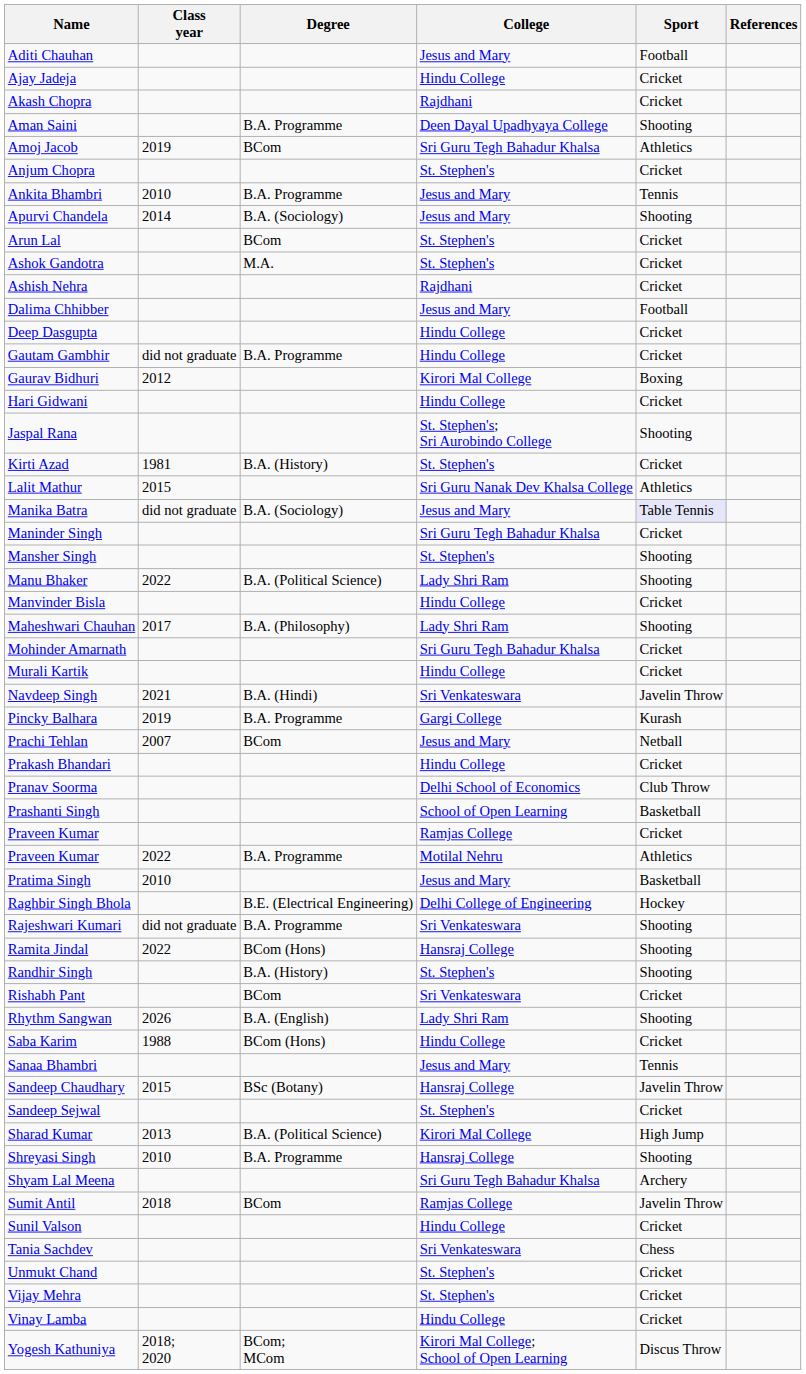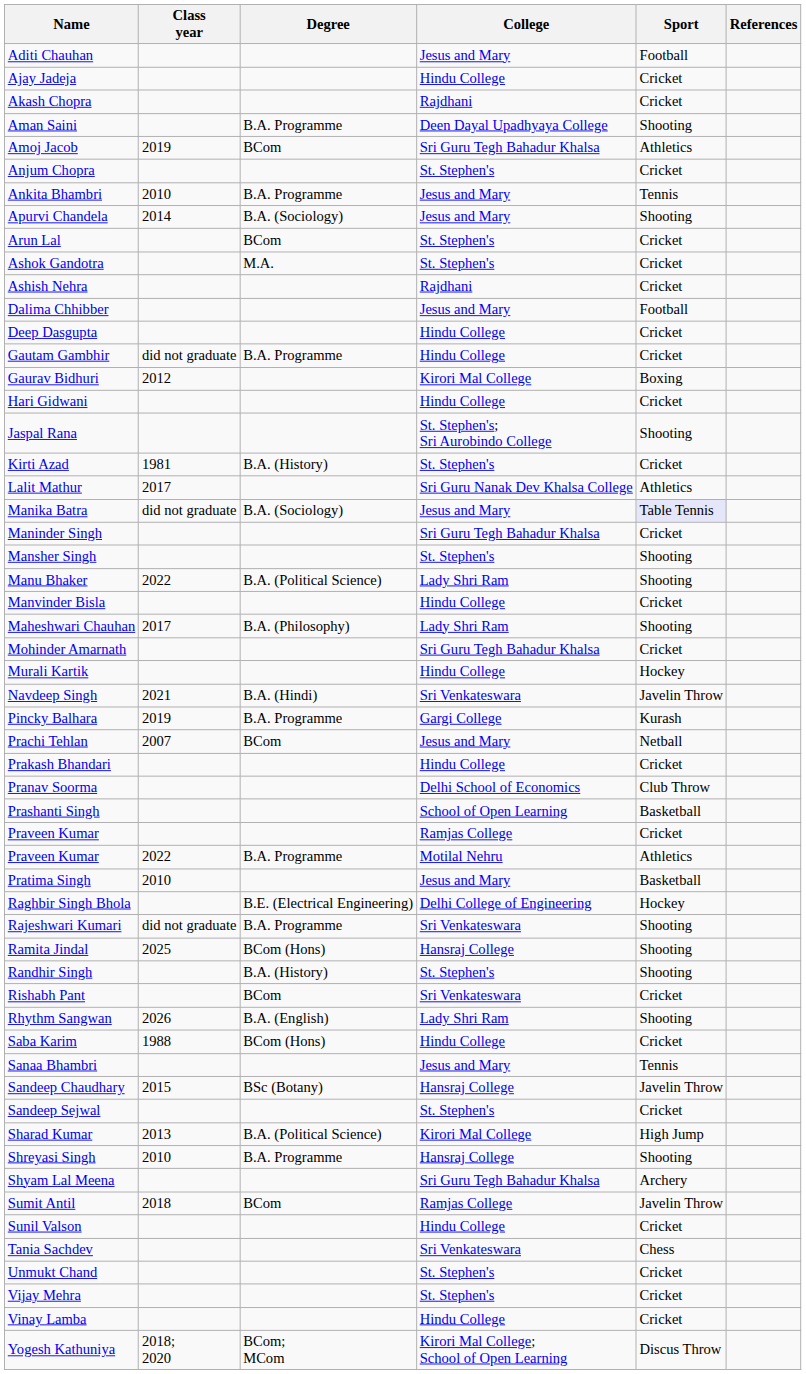(156, 487) 2015 -> (156, 487) 2017
(661, 672) Cricket -> (662, 672) Hockey
(156, 949) 2022 -> (156, 949) 2025
